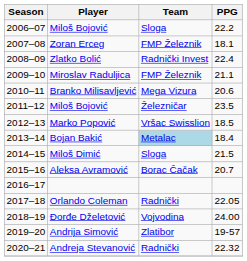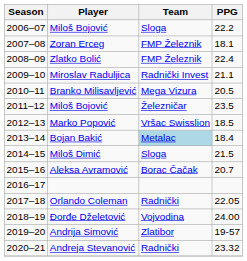(175, 59) Radnički Invest -> (171, 59) FMP Železnik
(171, 75) FMP Železnik -> (175, 75) Radnički Invest
(224, 91) 20.6 -> (224, 91) 20.5
(227, 248) 22.32 -> (227, 248) 23.32
